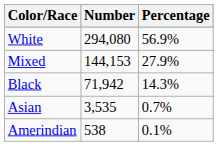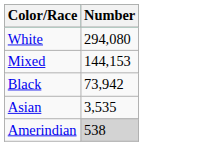- column: (176, 15)
(104, 84) 71,942 -> (104, 84) 73,942
(95, 130) no background -> (95, 130) lightgrey background
